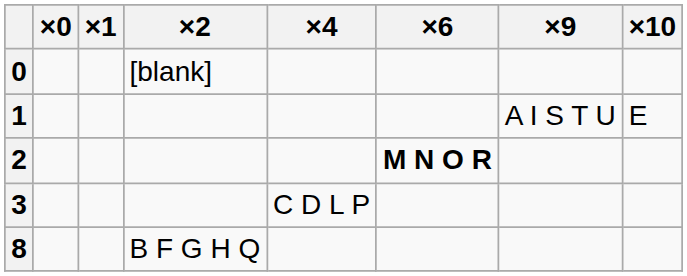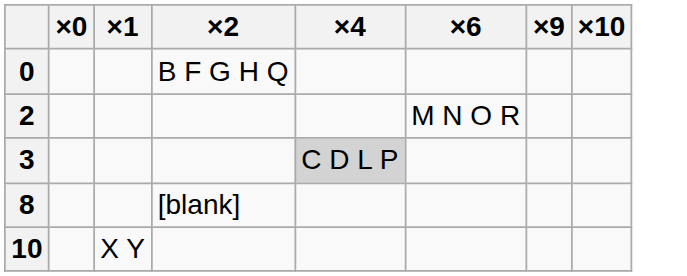(171, 71) [blank] -> (223, 71) B F G H Q
- row: (19, 115)
(437, 159) bold -> (466, 115) normal
(322, 204) no background -> (350, 159) lightgrey background
(195, 248) B F G H Q -> (199, 204) [blank]
+ row: (27, 248)
